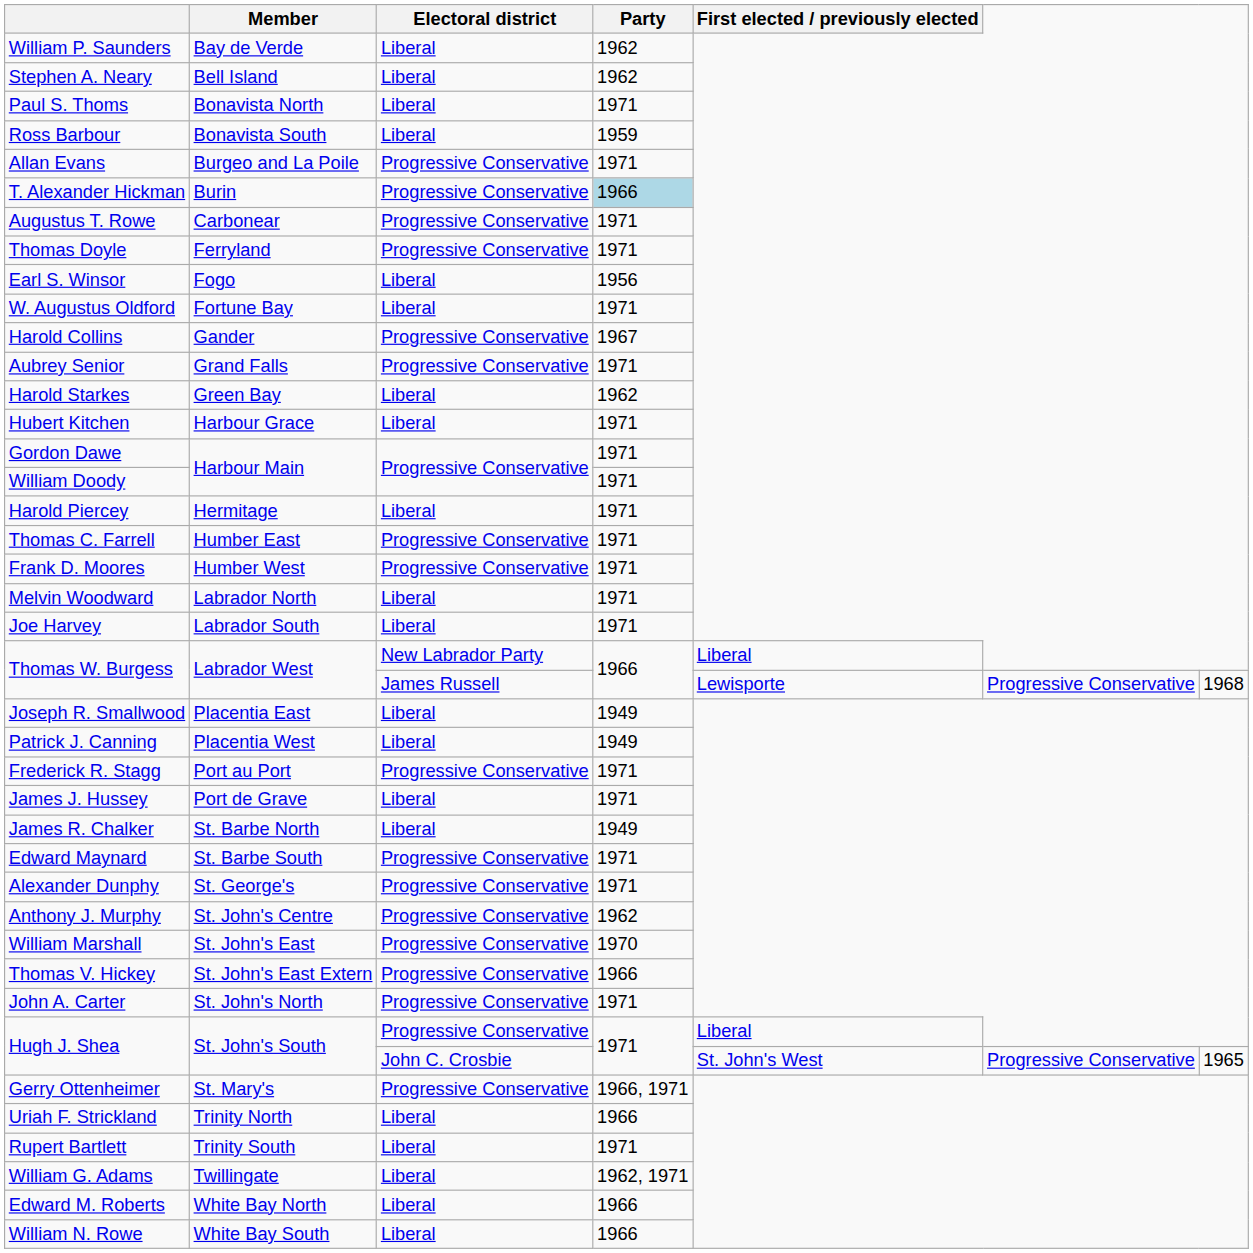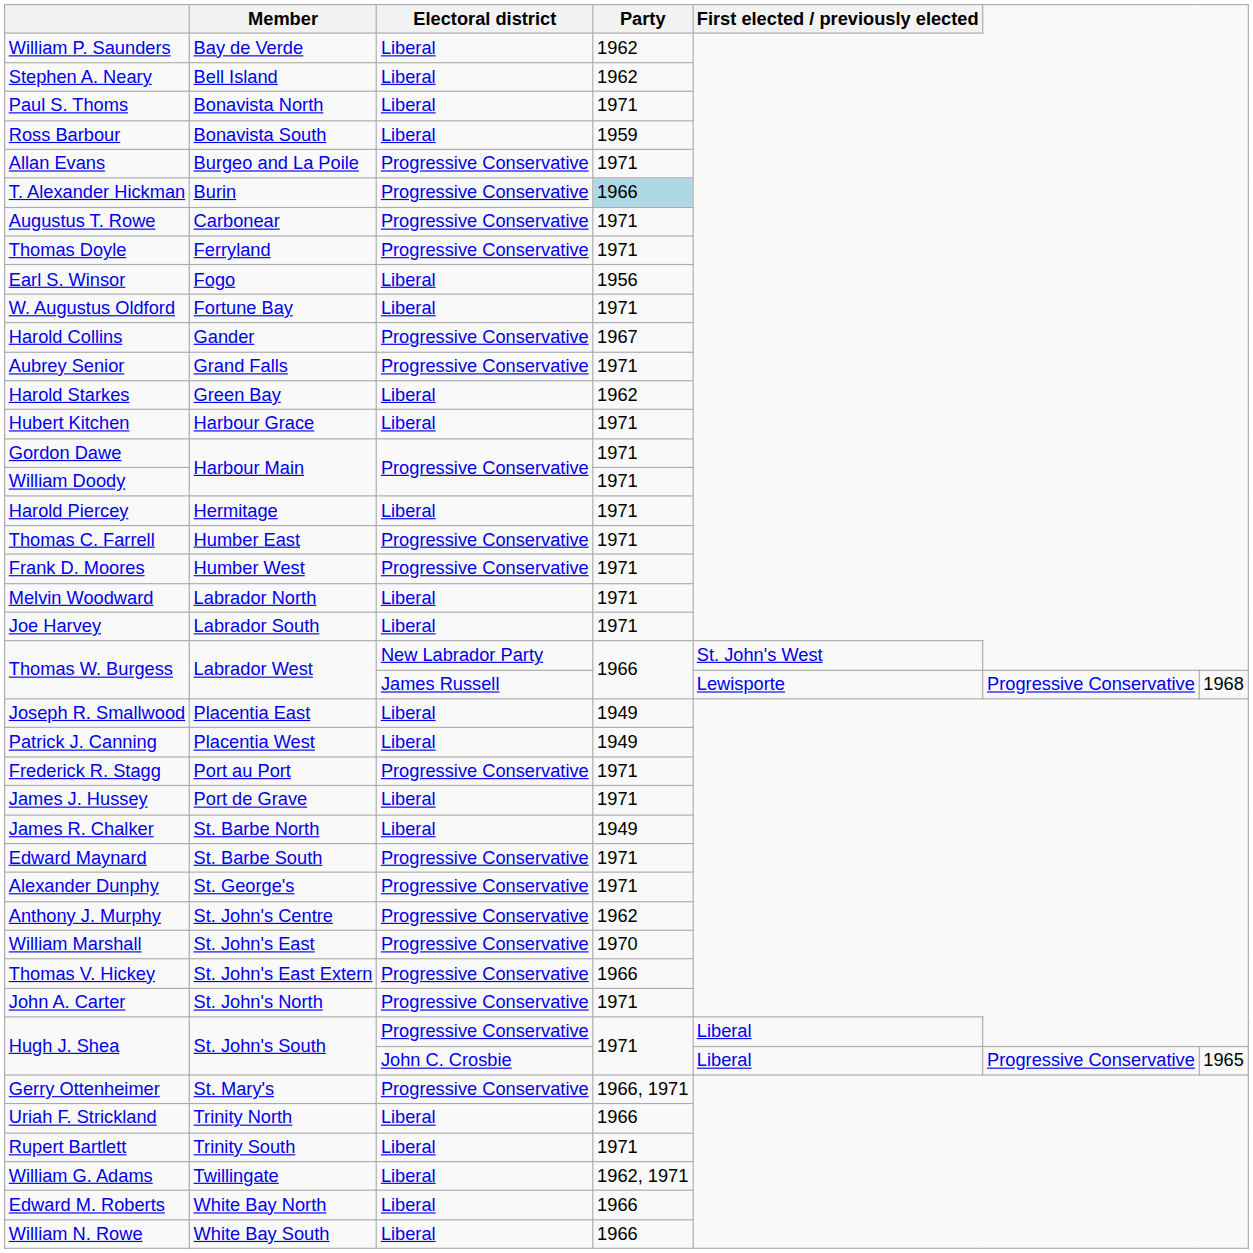(724, 655) Liberal -> (760, 655) St. John's West
(760, 1060) St. John's West -> (724, 1060) Liberal
